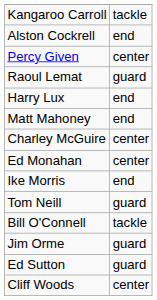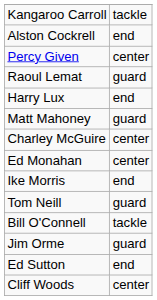(124, 118) end -> (129, 118) guard
(129, 264) guard -> (124, 264) end
